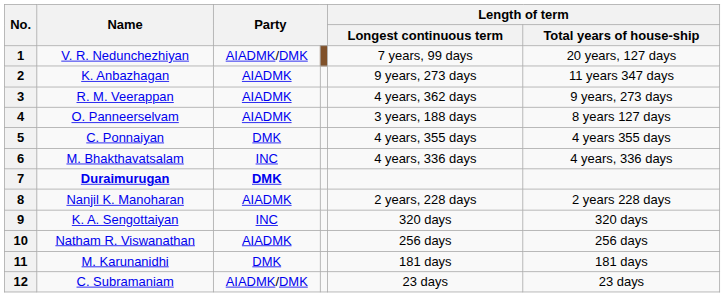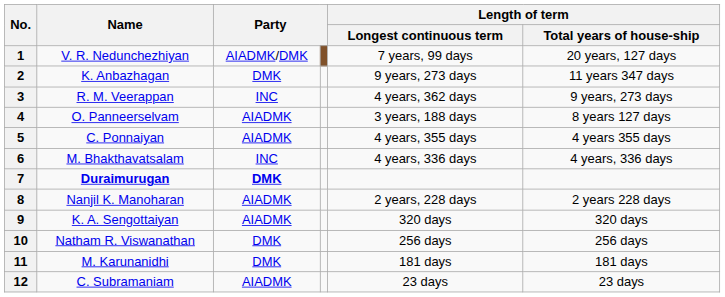(267, 76) AIADMK -> (267, 76) DMK
(267, 96) AIADMK -> (267, 96) INC
(267, 138) DMK -> (267, 138) AIADMK
(267, 220) INC -> (267, 220) AIADMK
(267, 240) AIADMK -> (267, 240) DMK
(267, 281) AIADMK/DMK -> (267, 281) AIADMK
